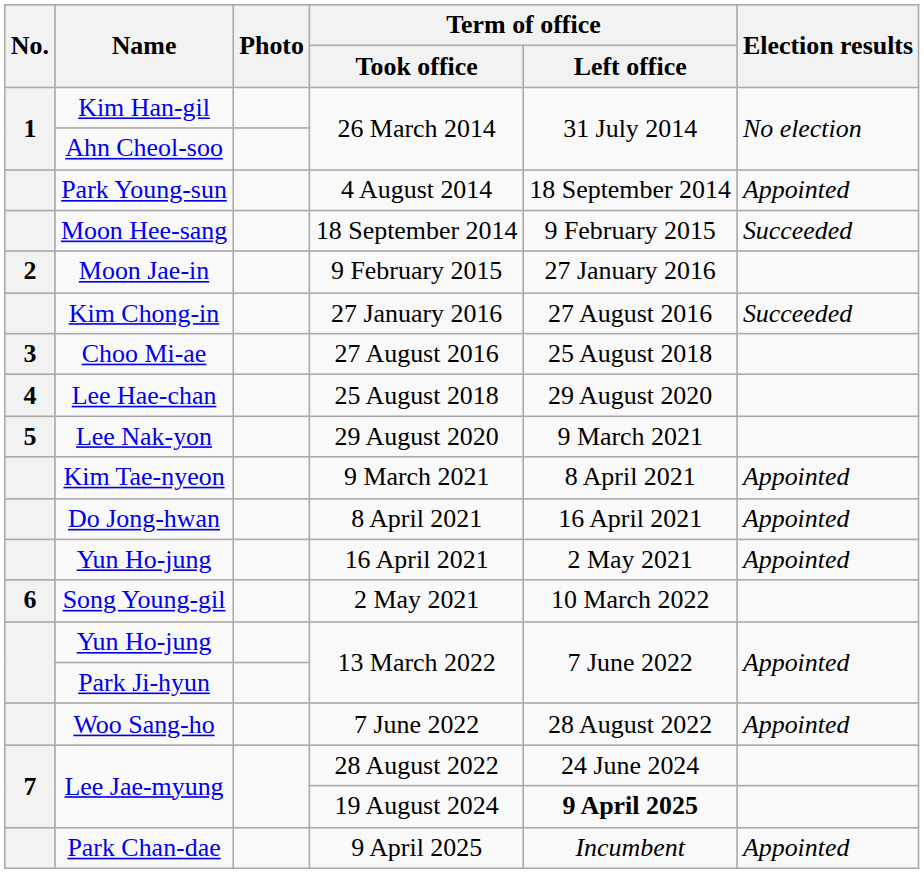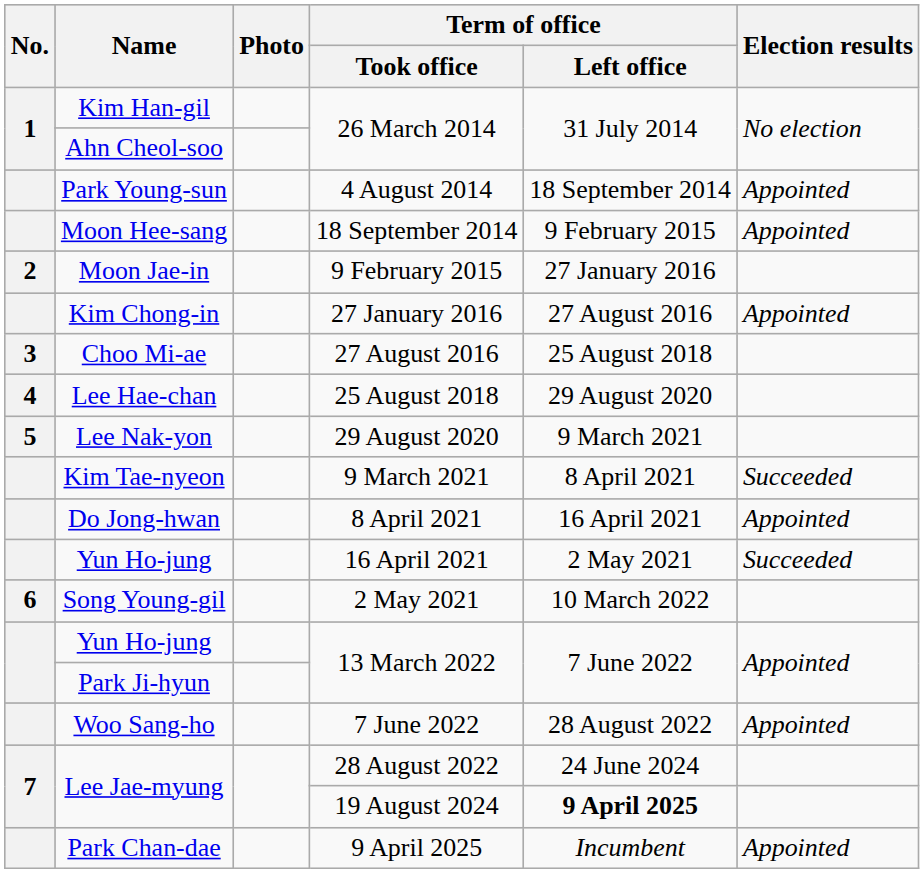(798, 230) Succeeded -> (796, 230) Appointed
(798, 312) Succeeded -> (796, 312) Appointed
(796, 477) Appointed -> (798, 477) Succeeded
(796, 559) Appointed -> (798, 559) Succeeded
